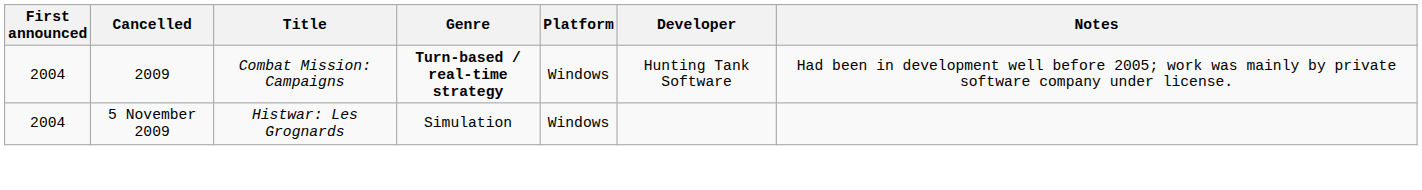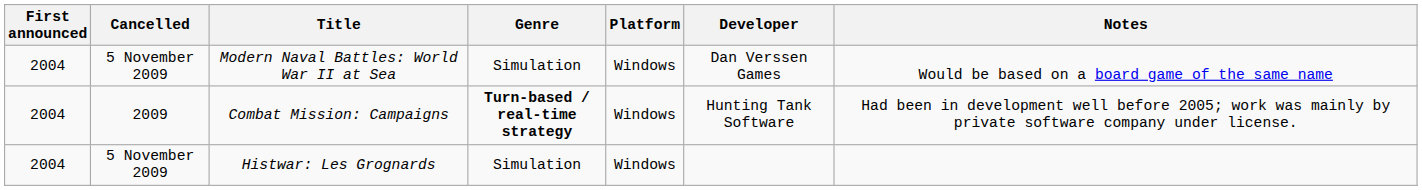+ row: (339, 66)
